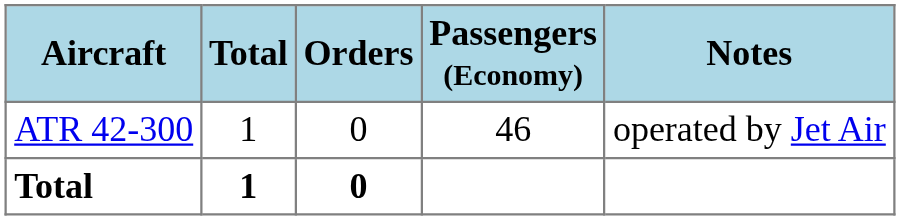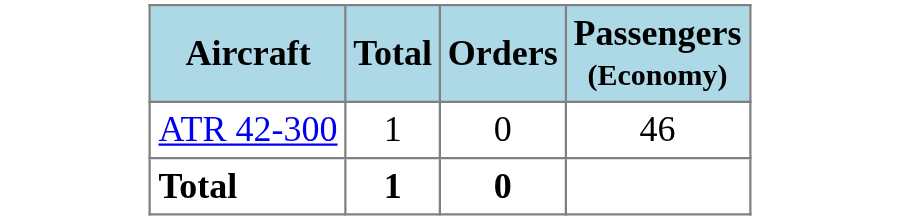- column: (749, 52)
